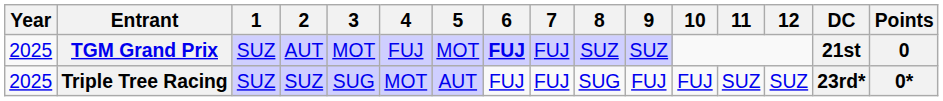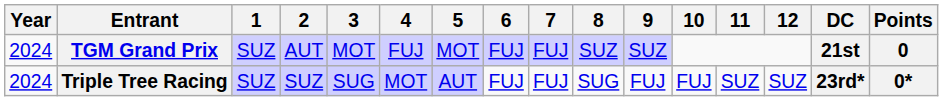(31, 50) 2025 -> (31, 50) 2024
(507, 50) bold -> (506, 50) normal
(31, 80) 2025 -> (31, 80) 2024
